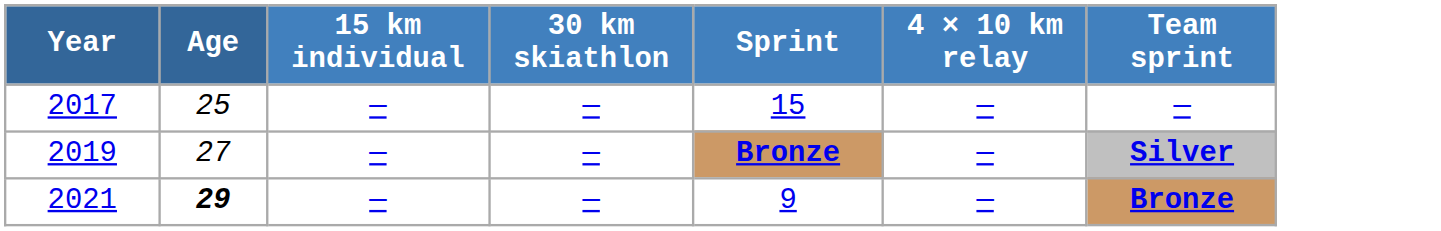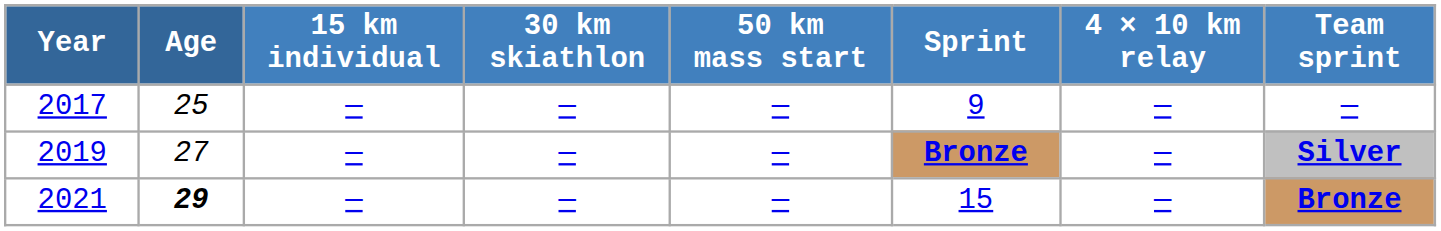+ column: (780, 45)
(788, 108) 15 -> (976, 108) 9
(788, 202) 9 -> (976, 202) 15
